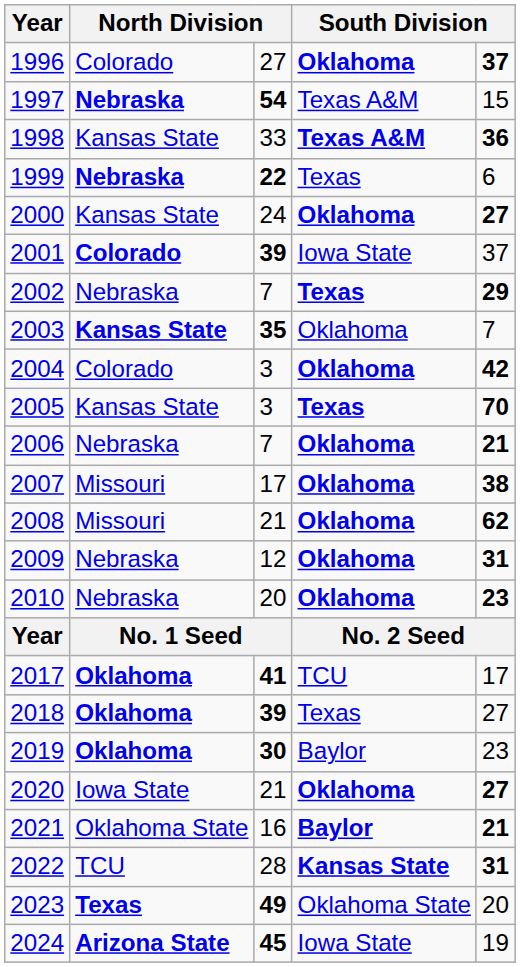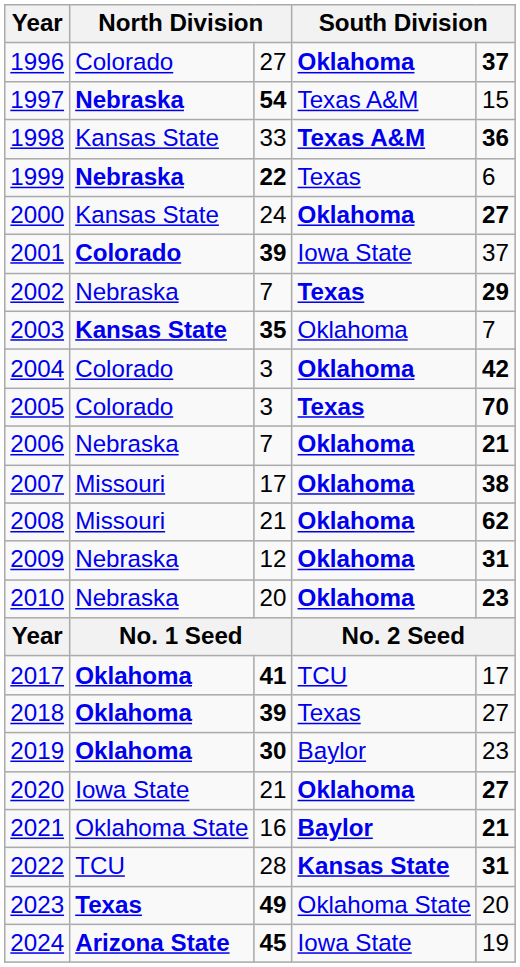(147, 406) Kansas State -> (124, 406) Colorado
